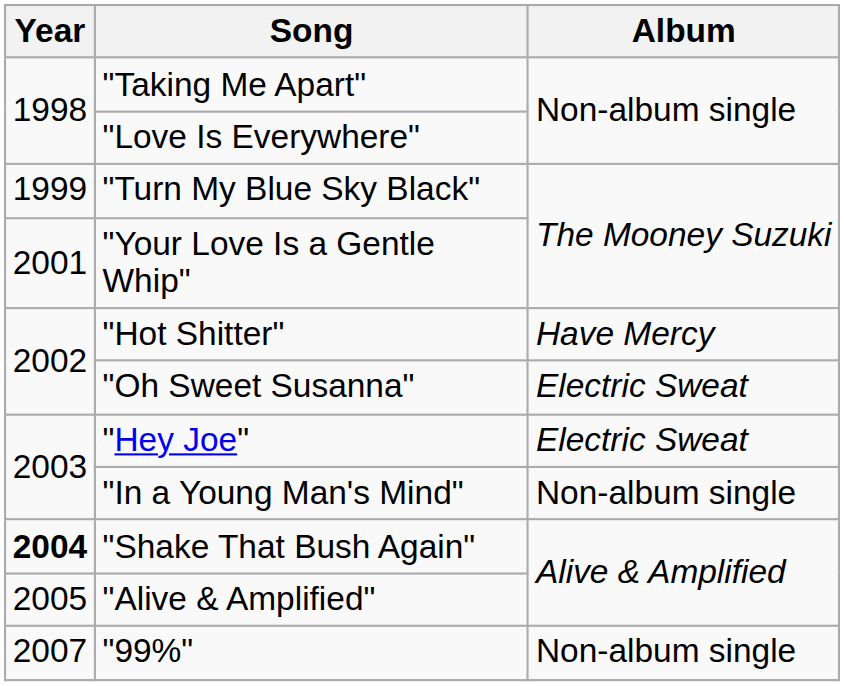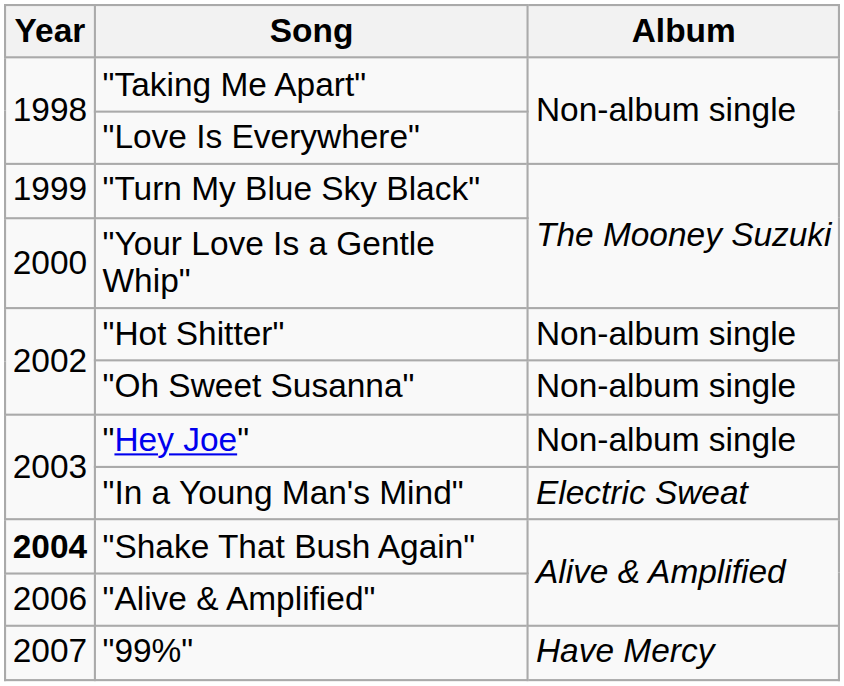(50, 261) 2001 -> (50, 261) 2000
(625, 333) Have Mercy -> (666, 333) Non-album single
(642, 386) Electric Sweat -> (666, 386) Non-album single
(642, 439) Electric Sweat -> (666, 439) Non-album single
(666, 492) Non-album single -> (642, 492) Electric Sweat
(50, 598) 2005 -> (50, 598) 2006
(666, 652) Non-album single -> (625, 652) Have Mercy
